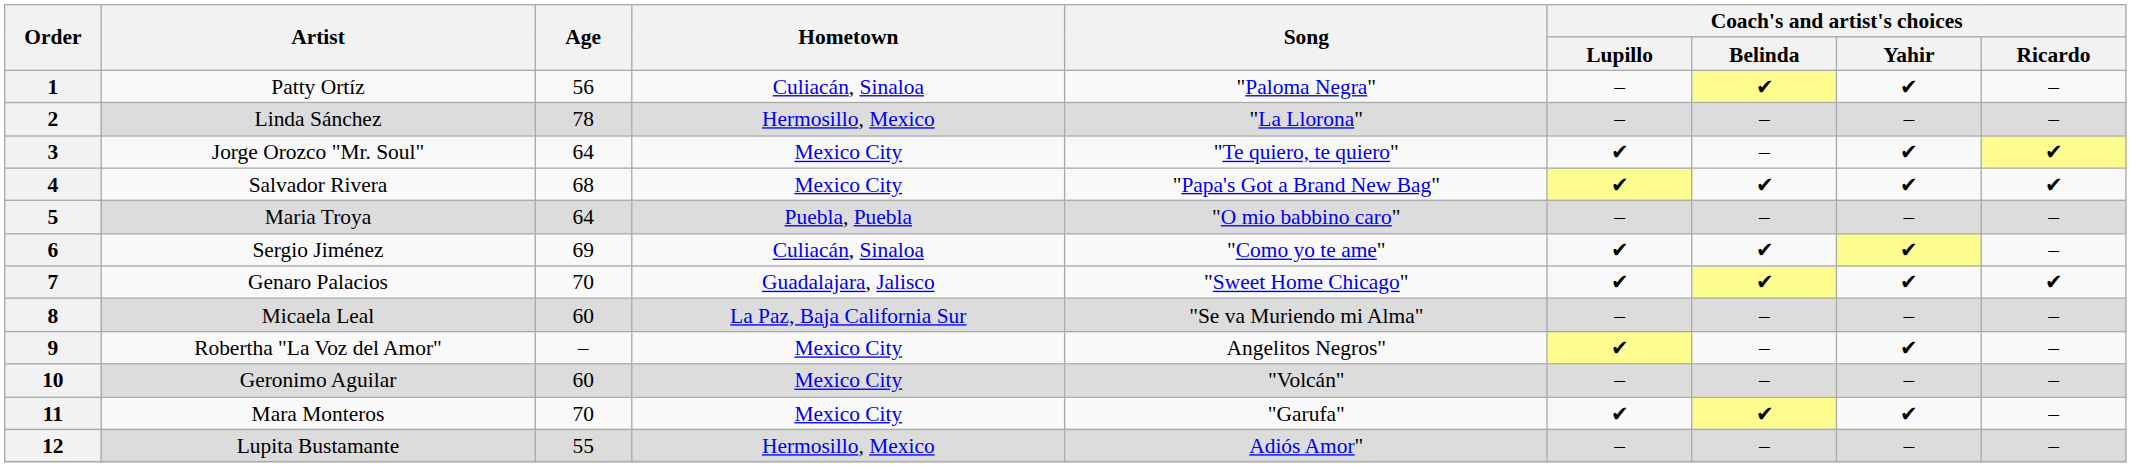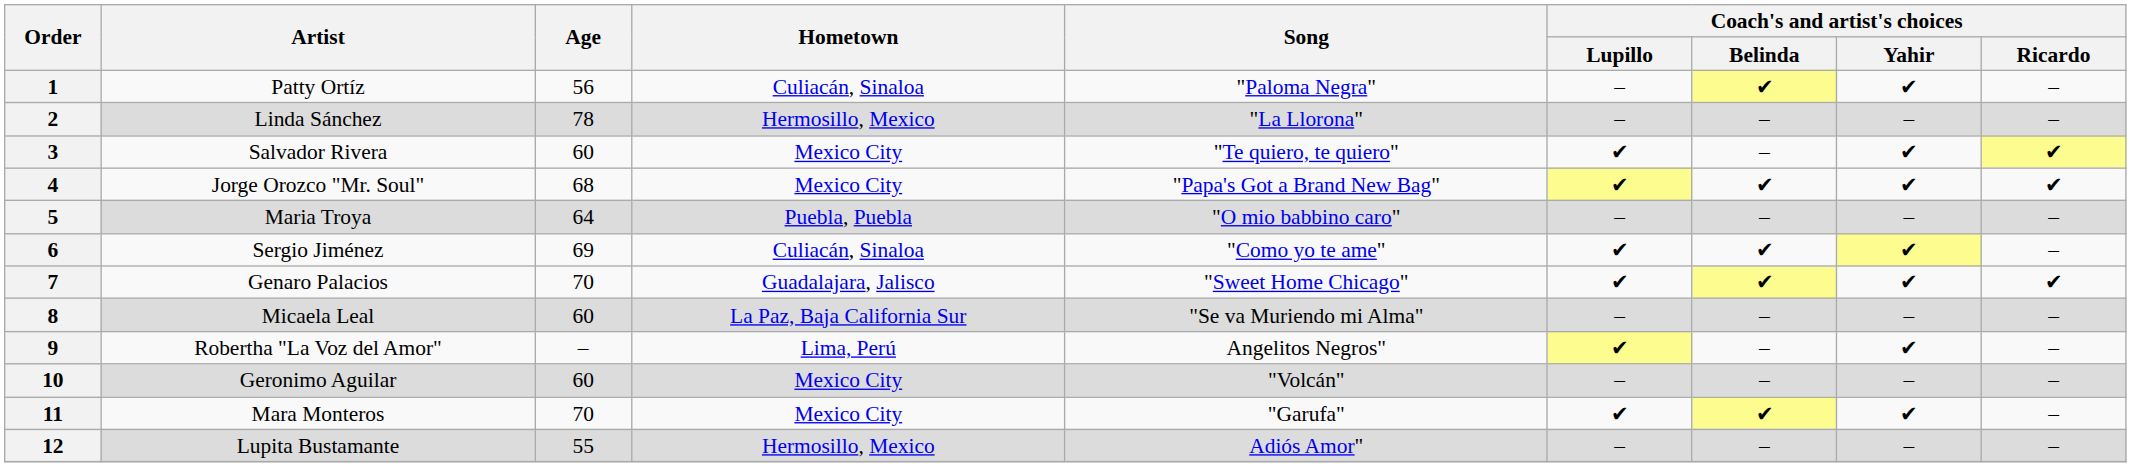(318, 152) Jorge Orozco "Mr. Soul" -> (318, 152) Salvador Rivera
(583, 152) 64 -> (583, 152) 60
(318, 184) Salvador Rivera -> (318, 184) Jorge Orozco "Mr. Soul"
(848, 348) Mexico City -> (848, 348) Lima, Perú
